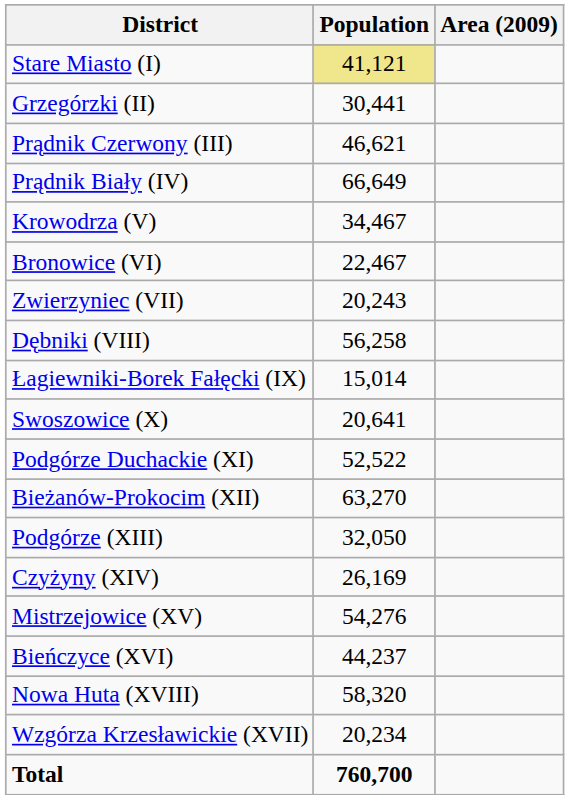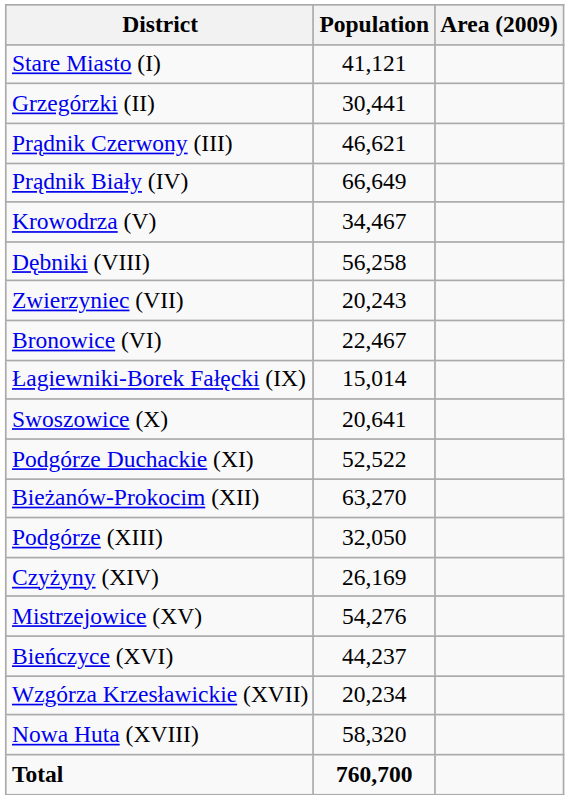(374, 63) khaki background -> (374, 63) no background
rows swapped: (87, 260) <-> (81, 339)
rows swapped: (160, 734) <-> (105, 694)
